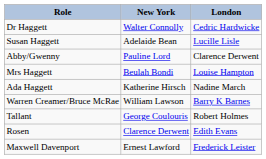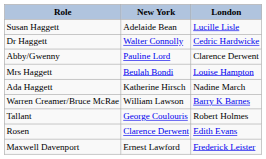rows swapped: (27, 27) <-> (33, 42)
